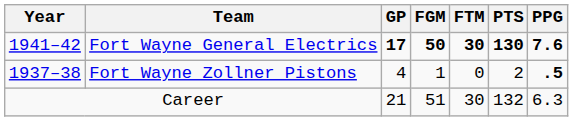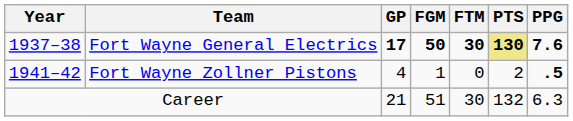(45, 47) 1941–42 -> (45, 47) 1937–38
(508, 47) no background -> (508, 47) khaki background
(45, 74) 1937–38 -> (45, 74) 1941–42
